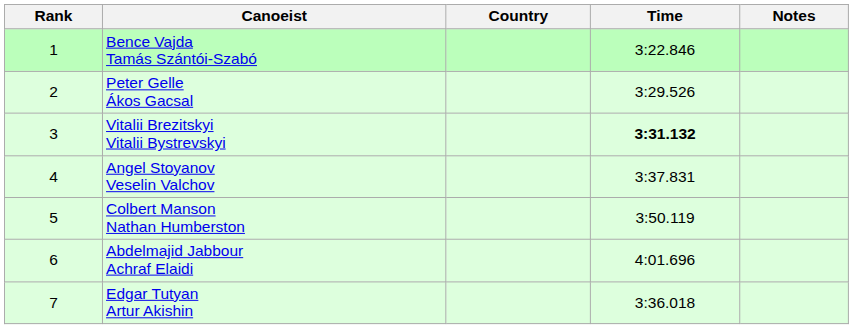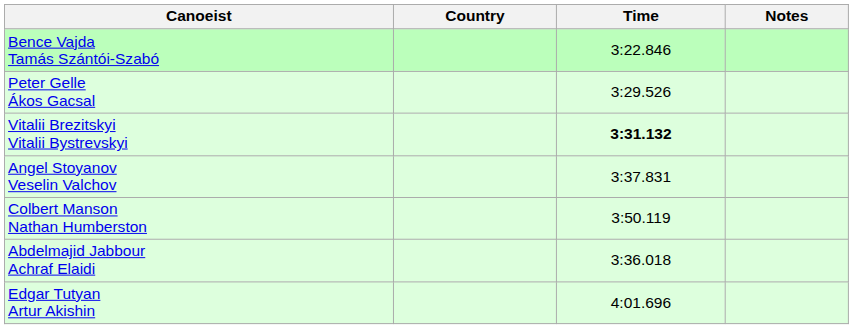- column: (53, 16)
(665, 260) 4:01.696 -> (641, 260) 3:36.018
(665, 302) 3:36.018 -> (641, 302) 4:01.696
